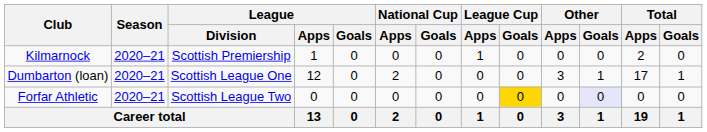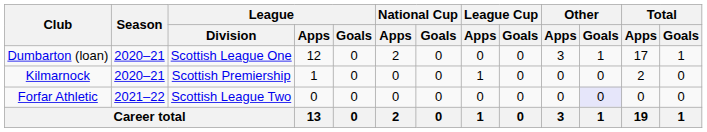rows swapped: (58, 55) <-> (58, 76)
(139, 96) 2020–21 -> (139, 96) 2021–22
(520, 96) gold background -> (520, 96) no background
